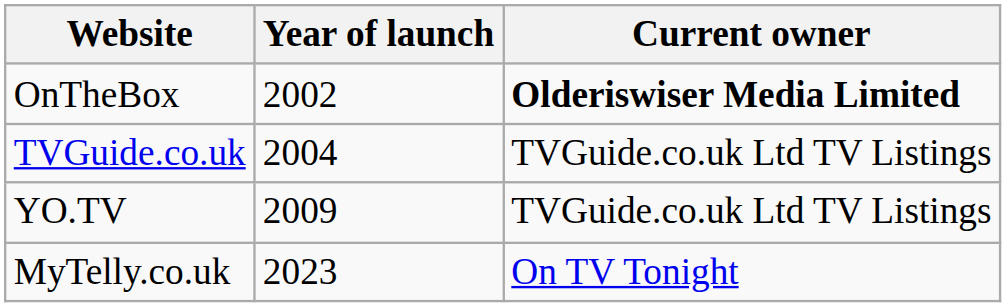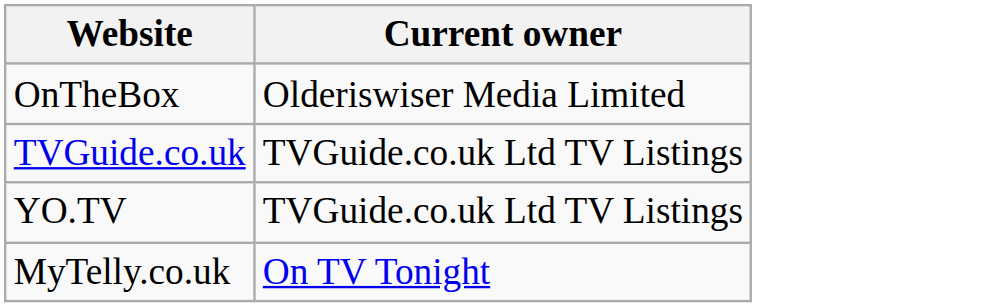- column: (378, 34)
(736, 93) bold -> (474, 93) normal
